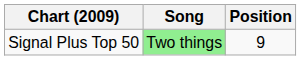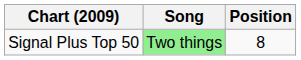(261, 42) 9 -> (261, 42) 8
